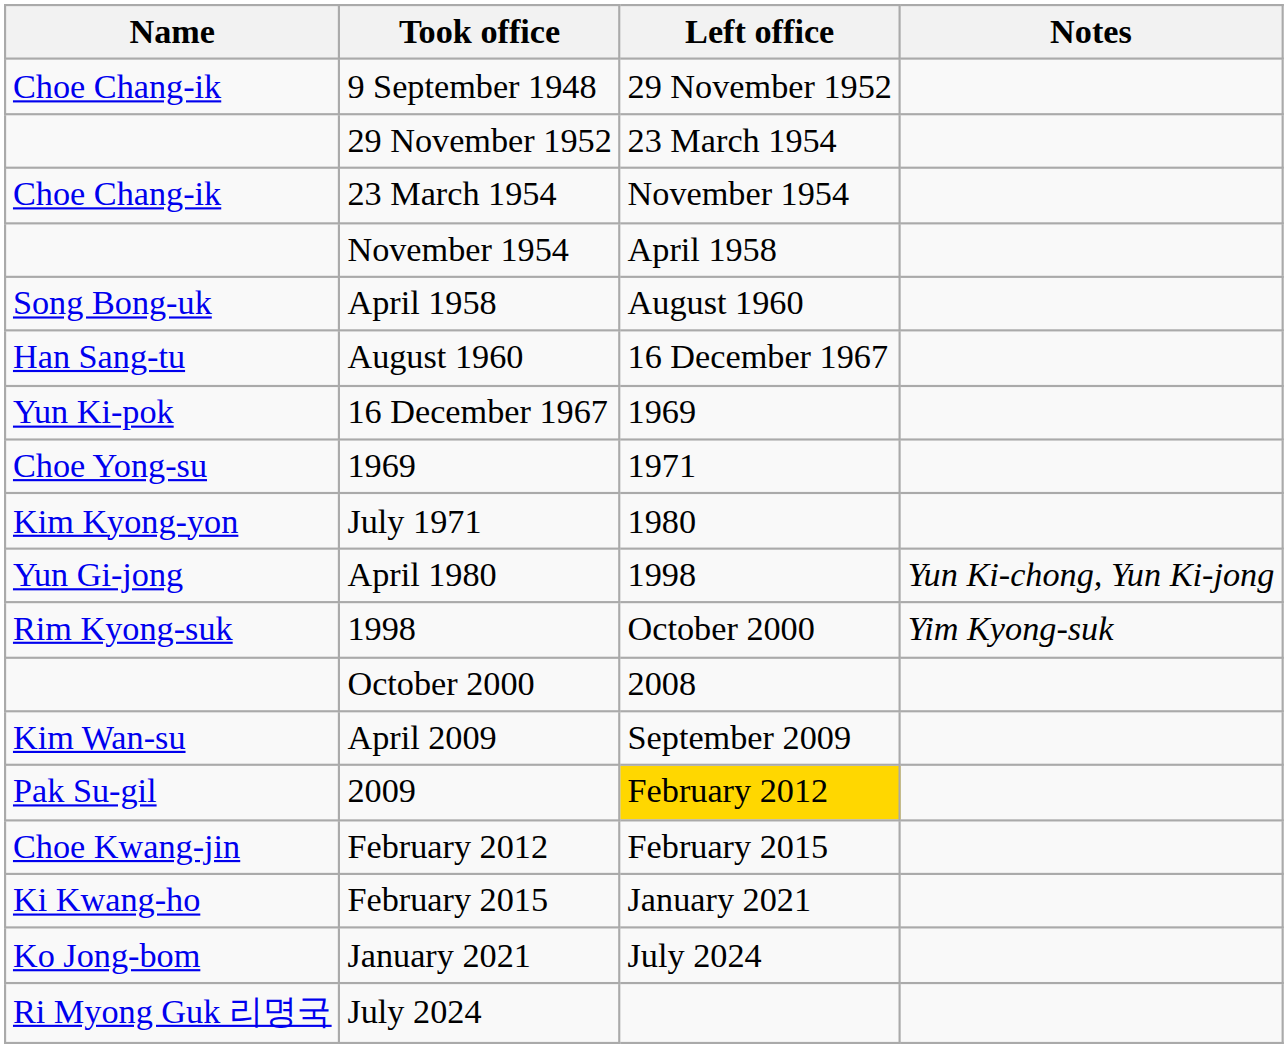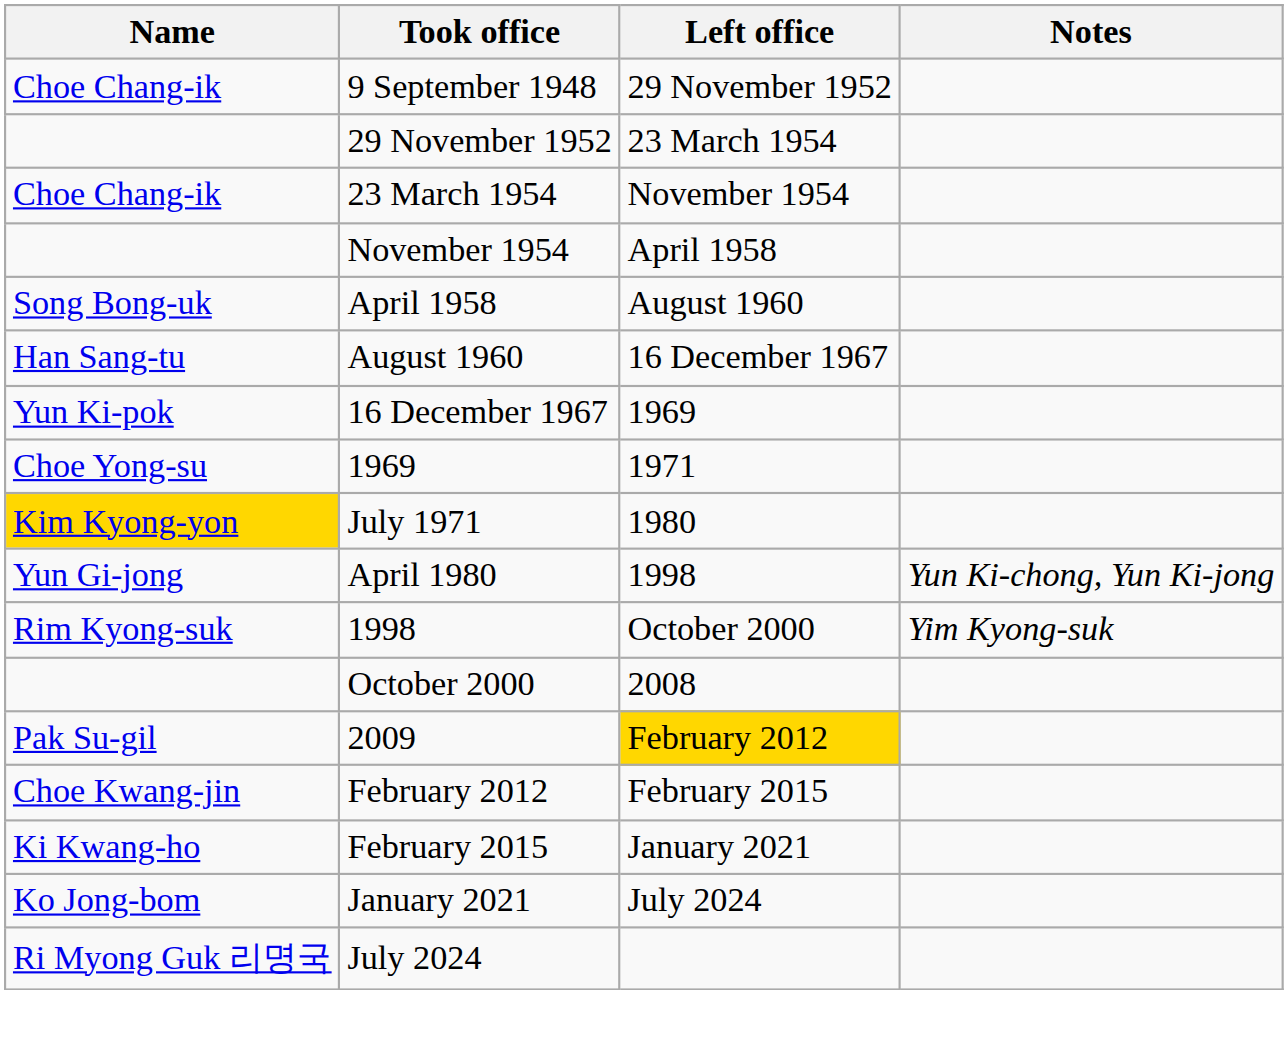(126, 520) no background -> (126, 520) gold background
- row: (422, 737)
